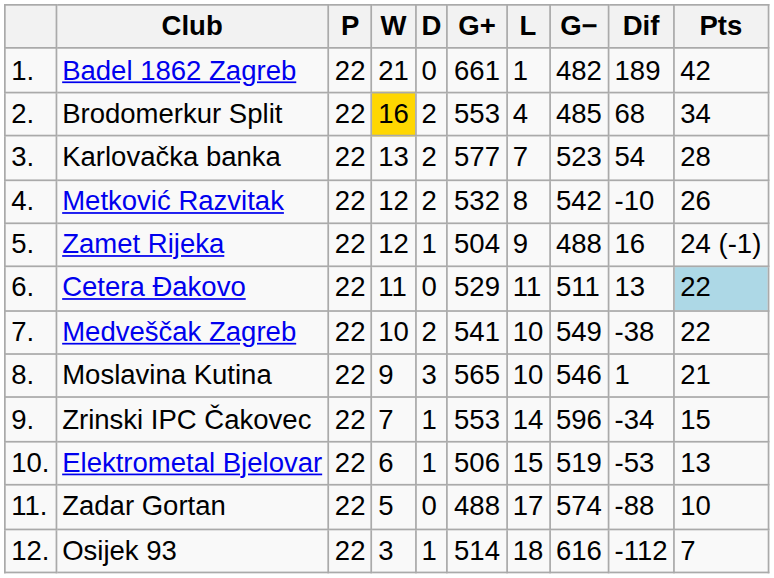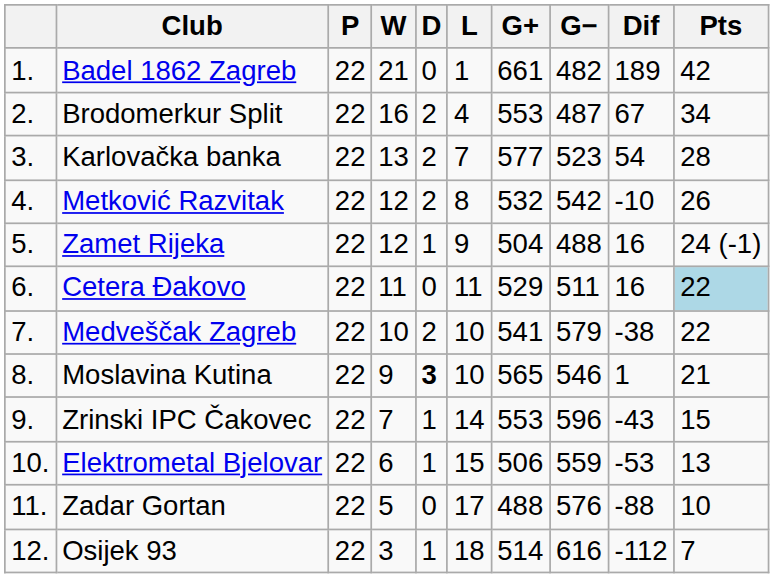columns swapped: (528, 26) <-> (477, 26)
(393, 113) gold background -> (393, 113) no background
(579, 113) 485 -> (579, 113) 487
(630, 113) 68 -> (630, 113) 67
(630, 288) 13 -> (630, 288) 16
(579, 331) 549 -> (579, 331) 579
(429, 375) normal -> (429, 375) bold
(634, 419) -34 -> (634, 419) -43
(579, 462) 519 -> (579, 462) 559
(579, 506) 574 -> (579, 506) 576
